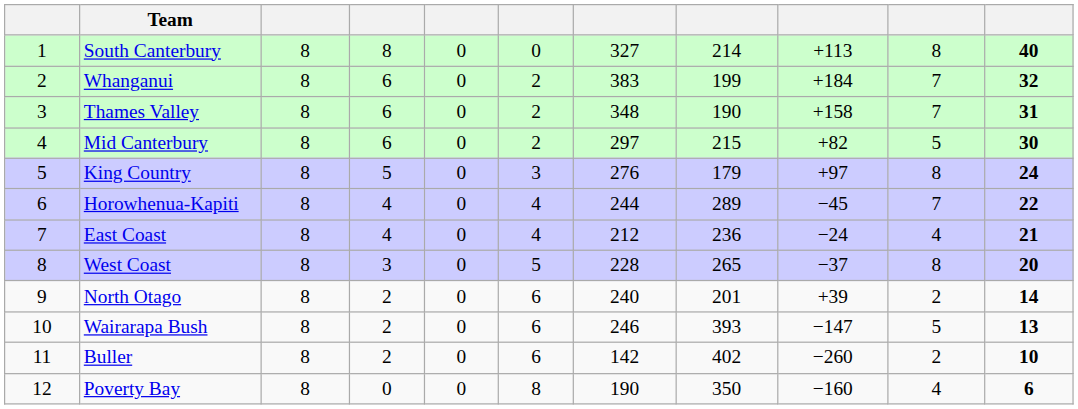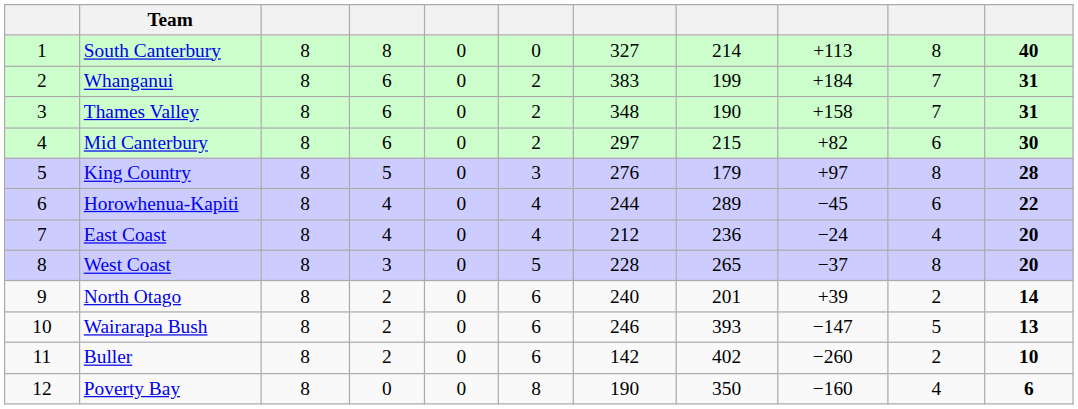(1029, 81) 32 -> (1029, 81) 31
(936, 142) 5 -> (936, 142) 6
(1029, 173) 24 -> (1029, 173) 28
(936, 204) 7 -> (936, 204) 6
(1029, 234) 21 -> (1029, 234) 20
